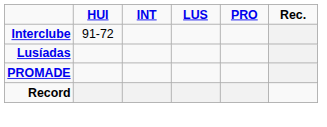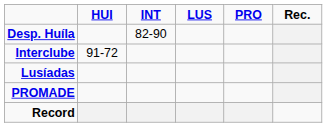+ row: (41, 34)
